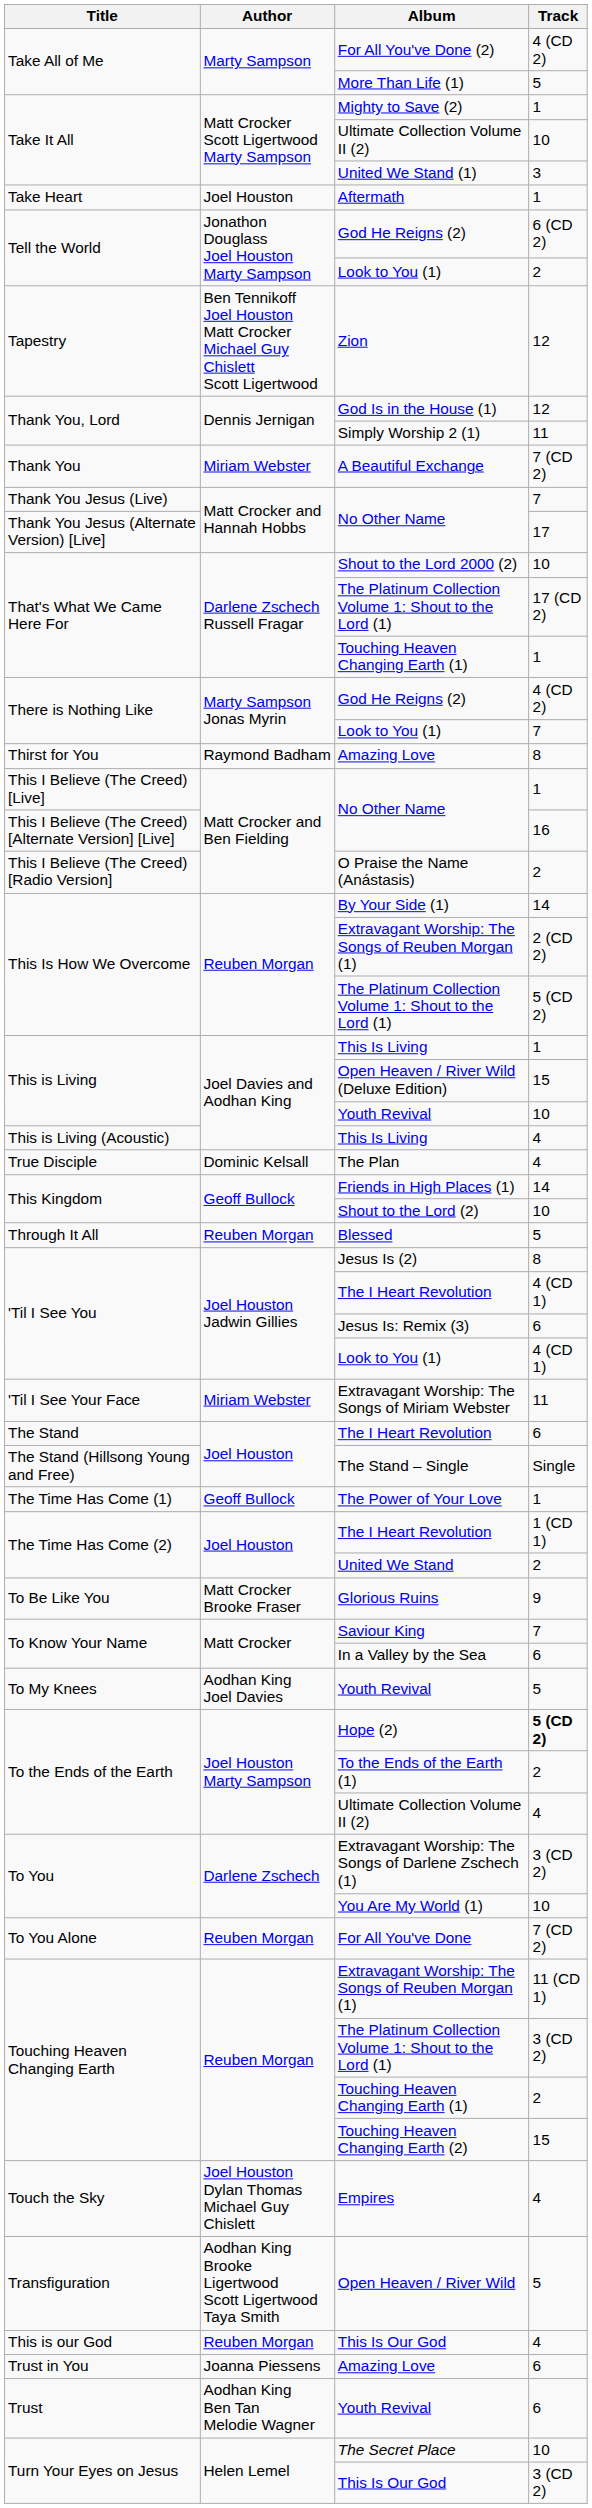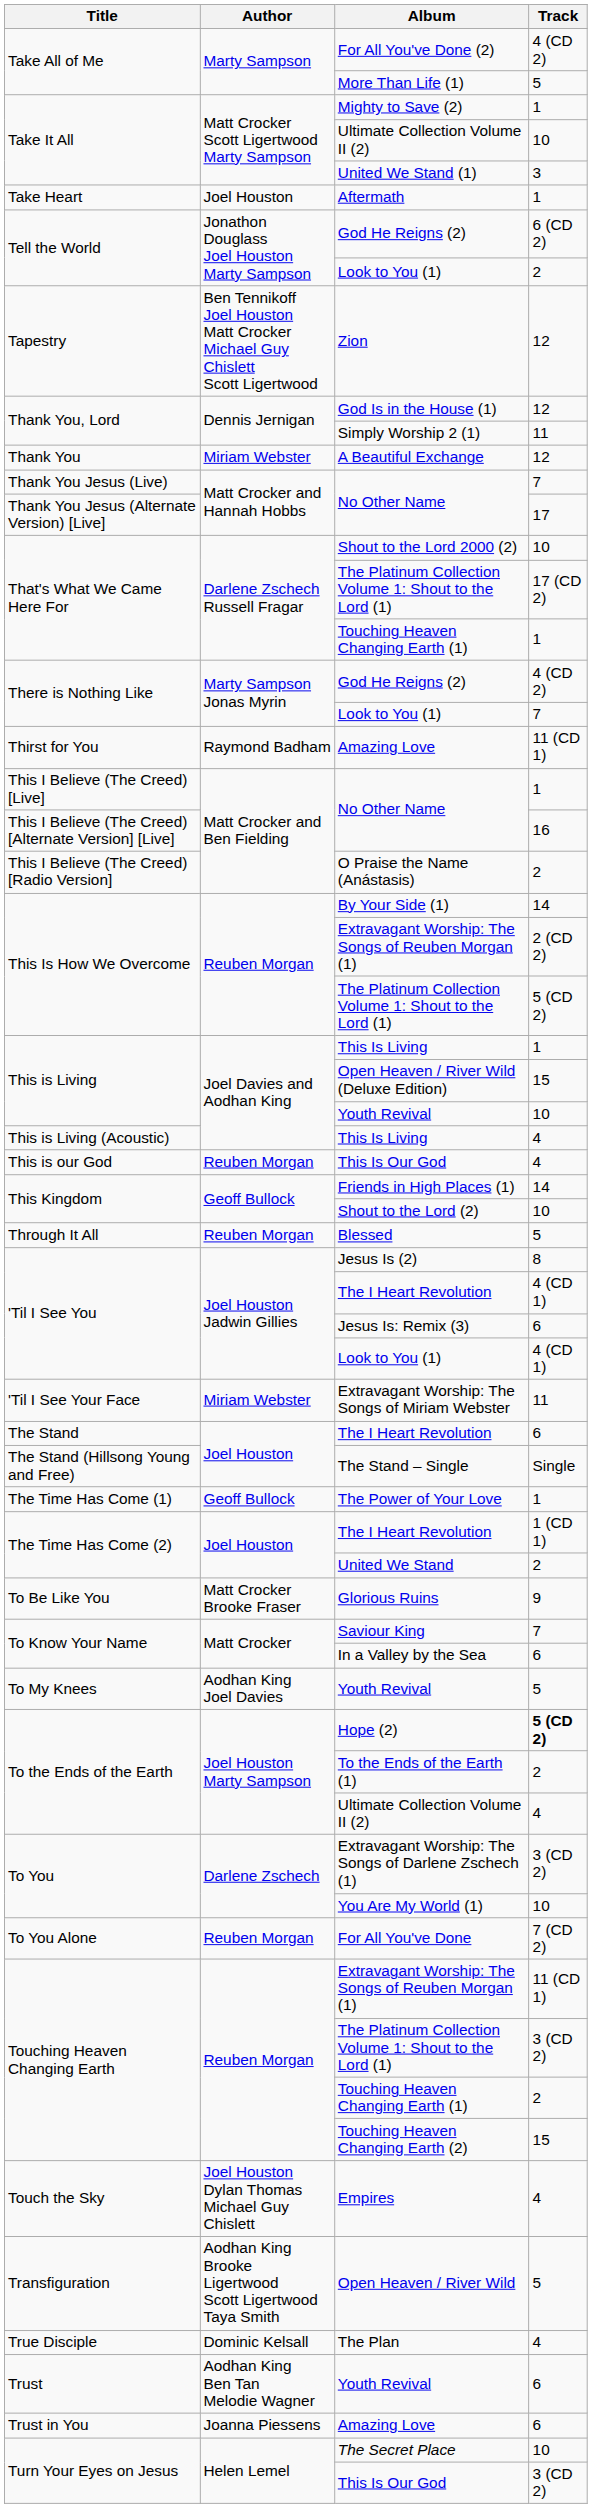(553, 466) 7 (CD 2) -> (541, 457) 12
(537, 755) 8 -> (556, 747) 11 (CD 1)
rows swapped: (60, 2342) <-> (53, 1162)
rows swapped: (25, 2408) <-> (48, 2366)
